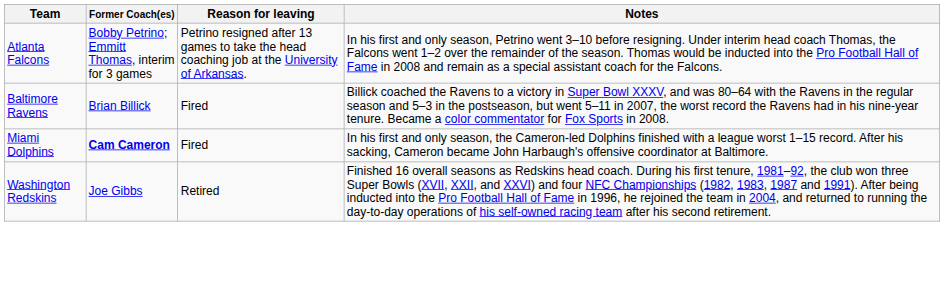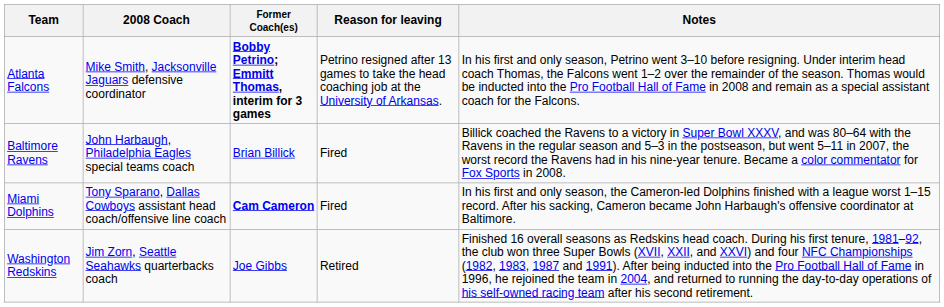+ column: (156, 20)
(132, 53) normal -> (268, 80) bold
